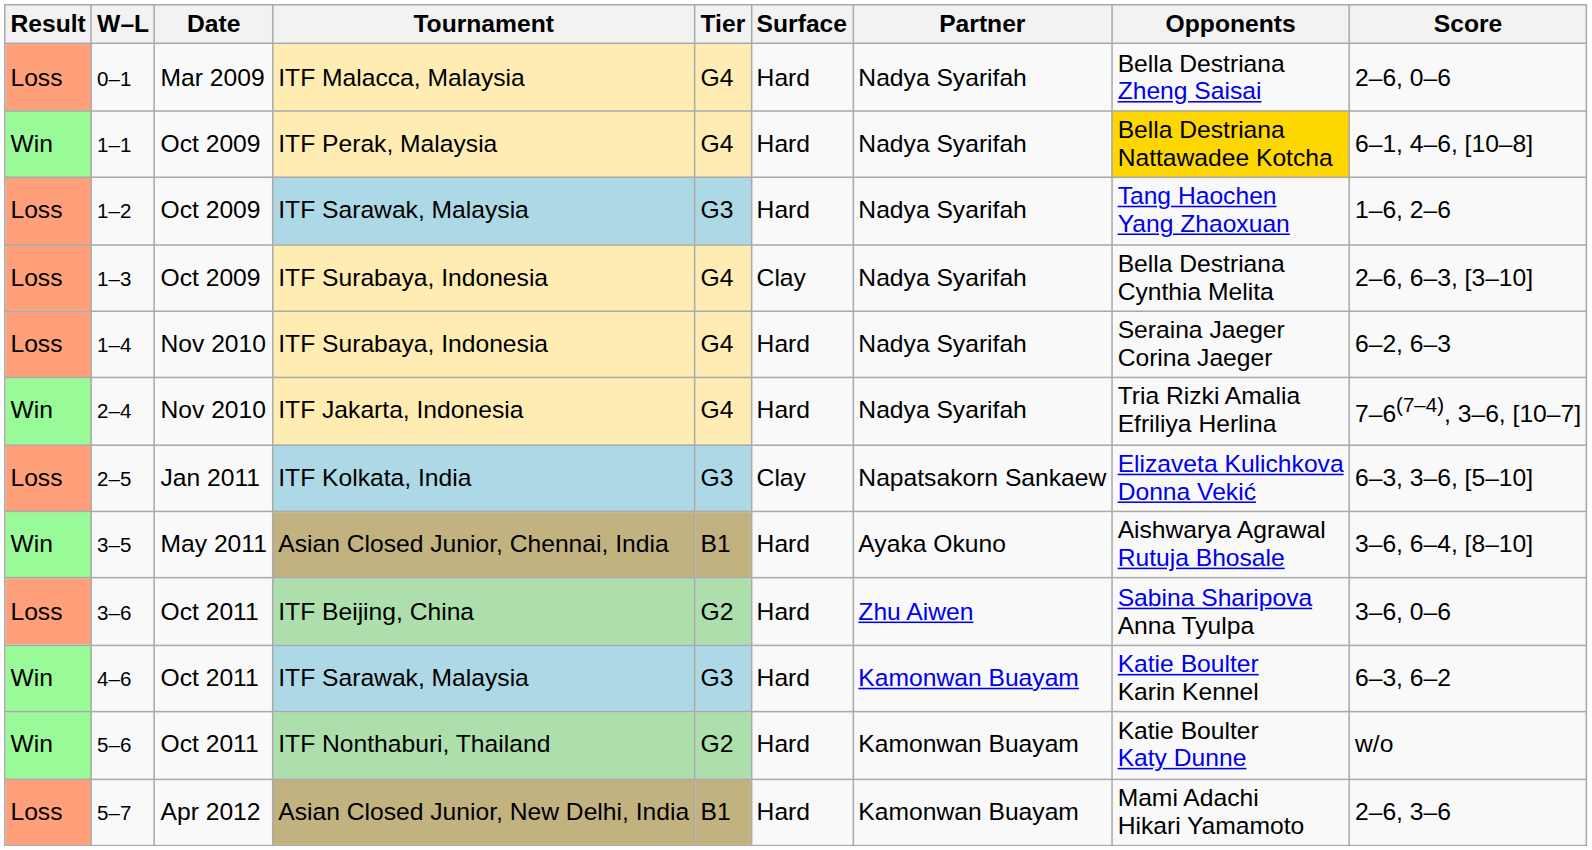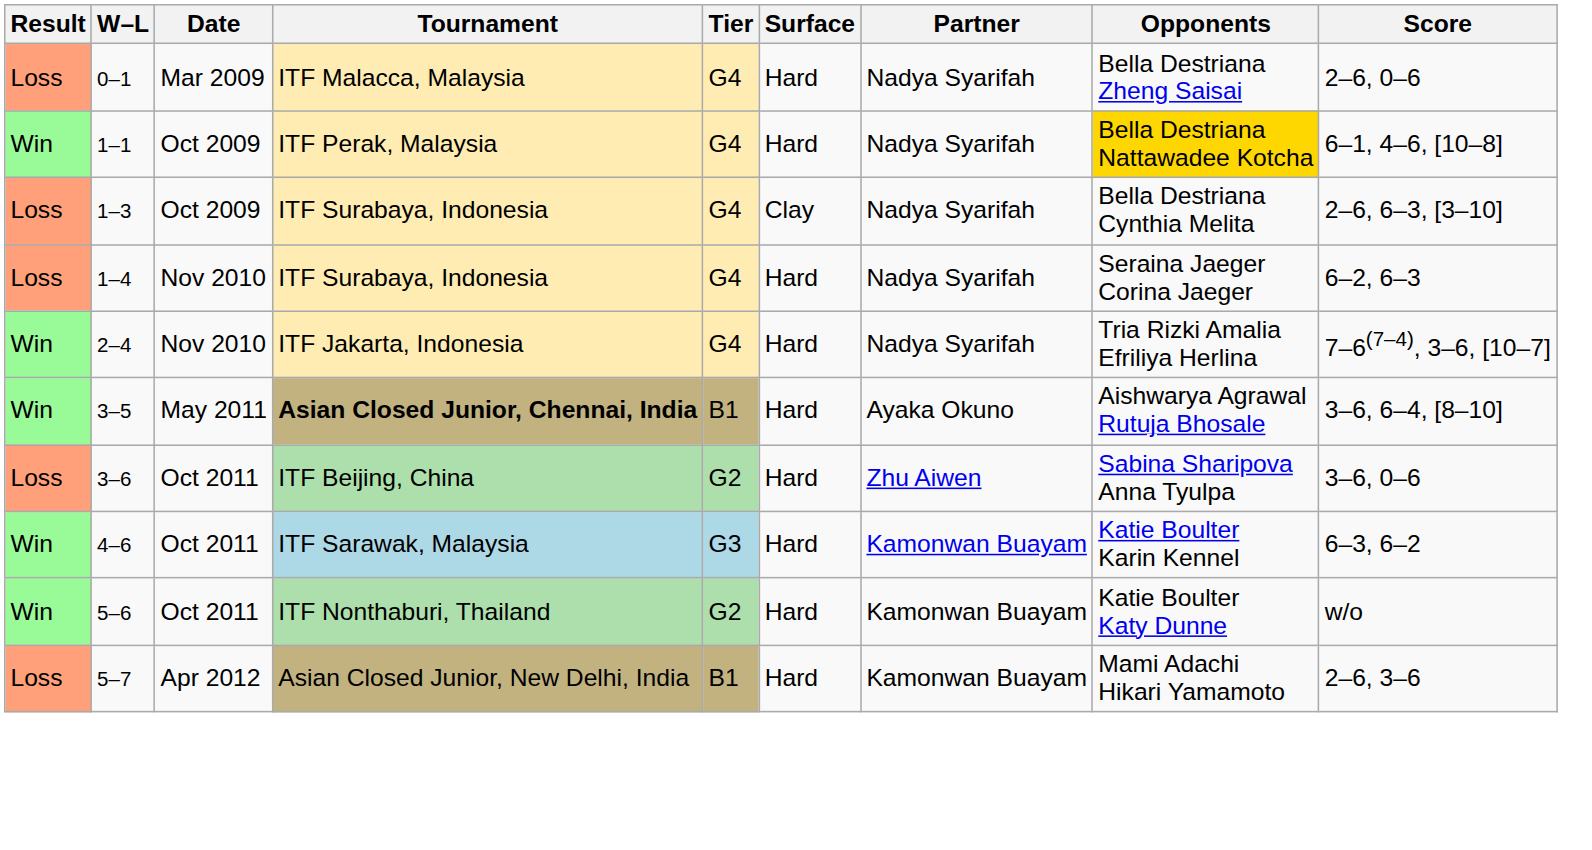- row: (114, 212)
- row: (114, 479)
(473, 544) normal -> (488, 410) bold
